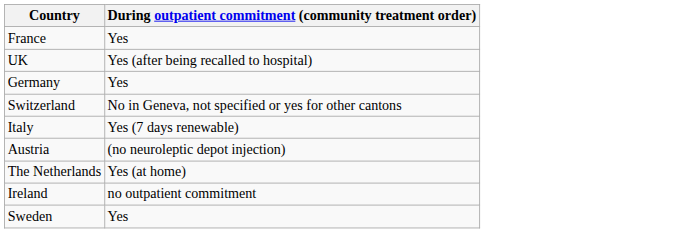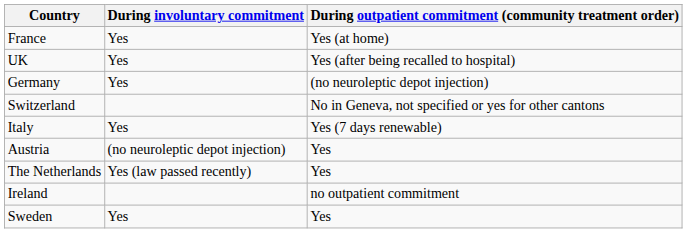+ column: (206, 15)
(118, 37) Yes -> (350, 37) Yes (at home)
(118, 82) Yes -> (399, 82) (no neuroleptic depot injection)
(197, 149) (no neuroleptic depot injection) -> (321, 149) Yes
(147, 171) Yes (at home) -> (321, 171) Yes
